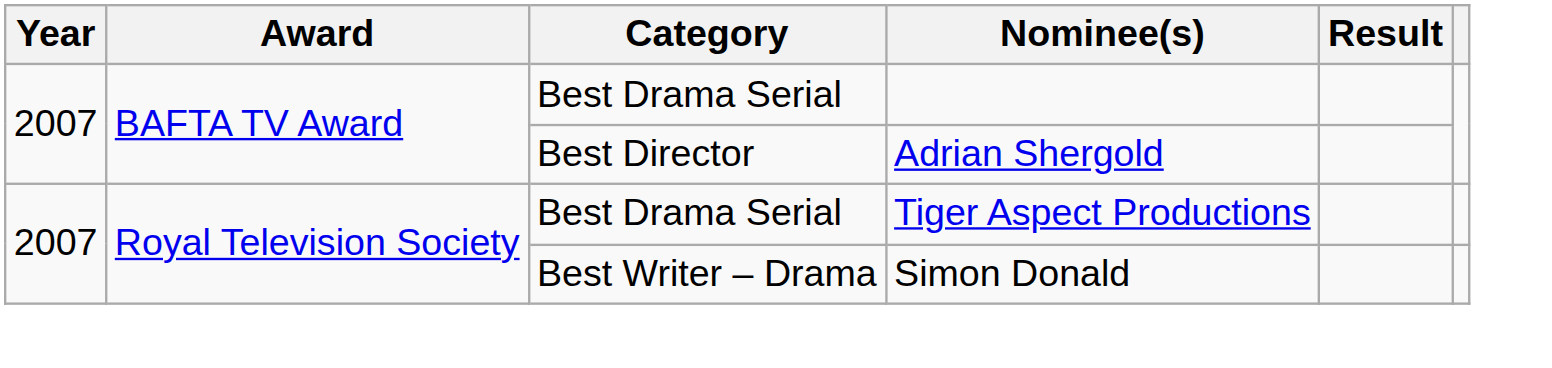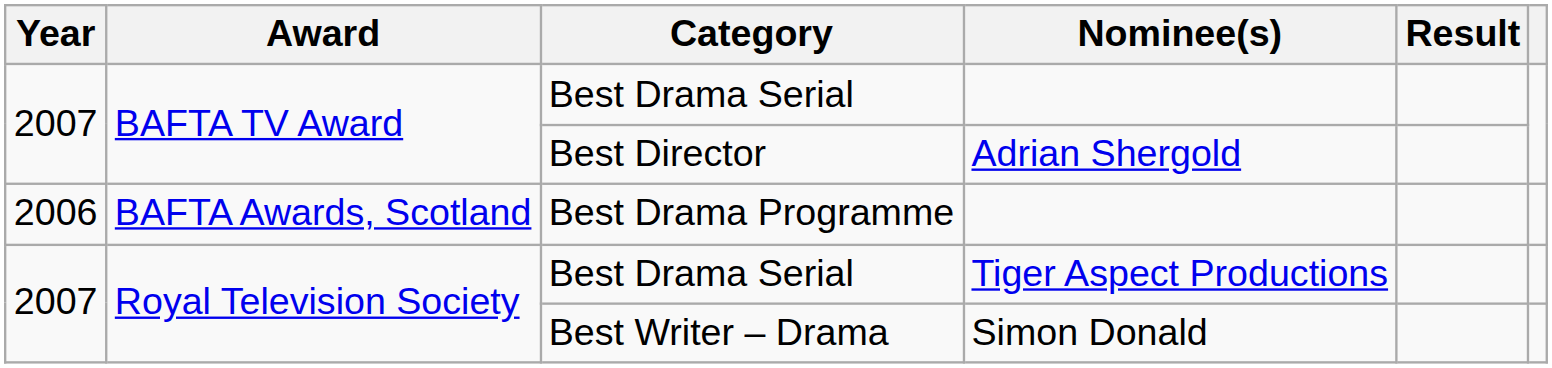+ row: (751, 213)
